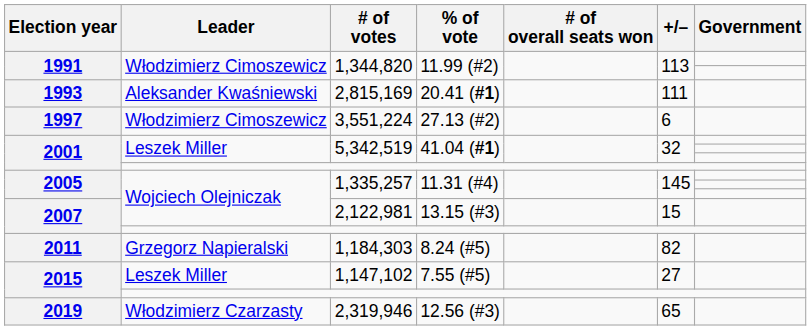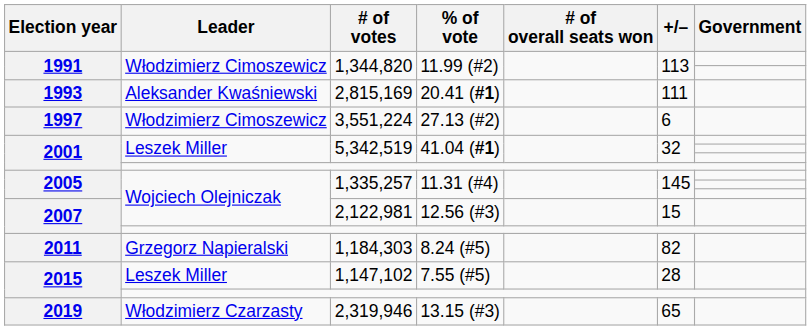(460, 211) 13.15 (#3) -> (460, 211) 12.56 (#3)
(671, 275) 27 -> (671, 275) 28
(460, 310) 12.56 (#3) -> (460, 310) 13.15 (#3)
